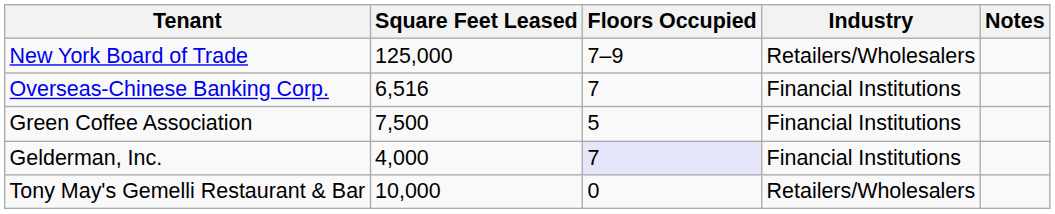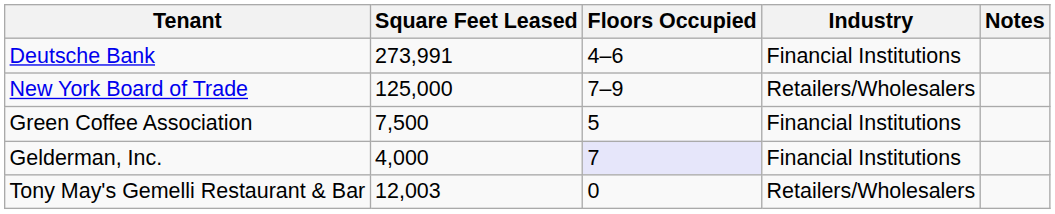+ row: (82, 55)
- row: (169, 89)
(408, 191) 10,000 -> (408, 191) 12,003
